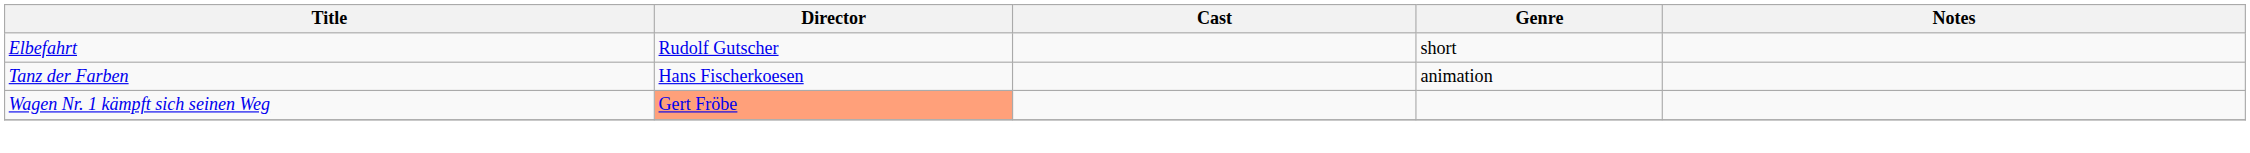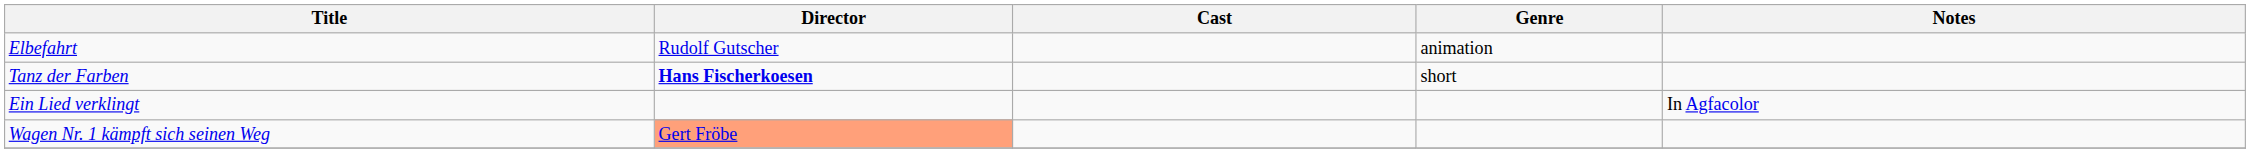(1438, 47) short -> (1457, 47) animation
(731, 76) normal -> (736, 76) bold
(1457, 76) animation -> (1438, 76) short
+ row: (74, 104)
